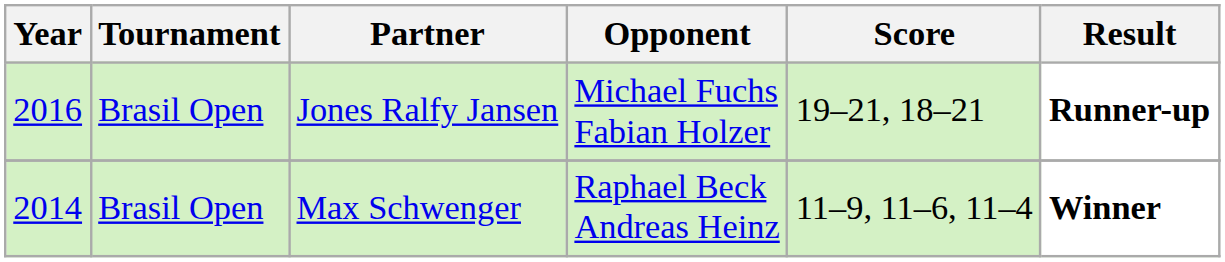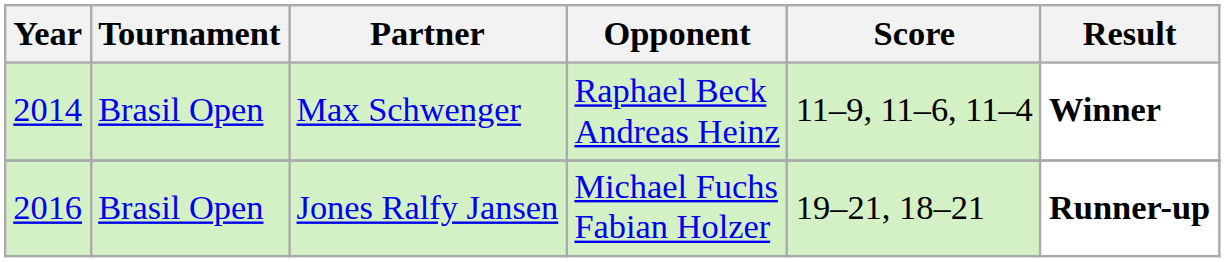rows swapped: (427, 110) <-> (409, 207)
